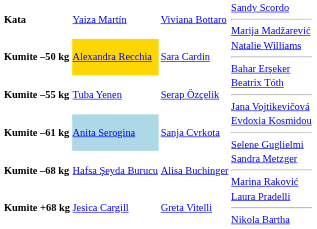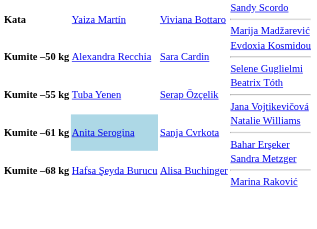(112, 57) gold background -> (112, 57) no background
(271, 57) Natalie Williams Bahar Erşeker -> (271, 57) Evdoxia Kosmidou Selene Guglielmi
(271, 132) Evdoxia Kosmidou Selene Guglielmi -> (271, 132) Natalie Williams Bahar Erşeker
- row: (37, 208)
